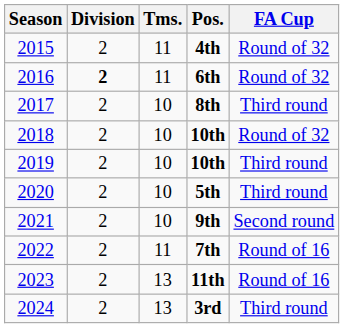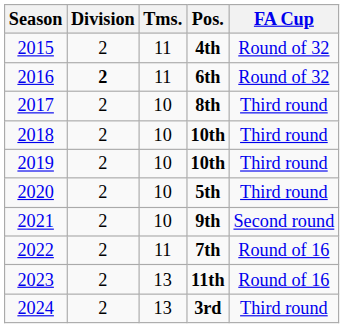(284, 134) Round of 32 -> (284, 134) Third round
